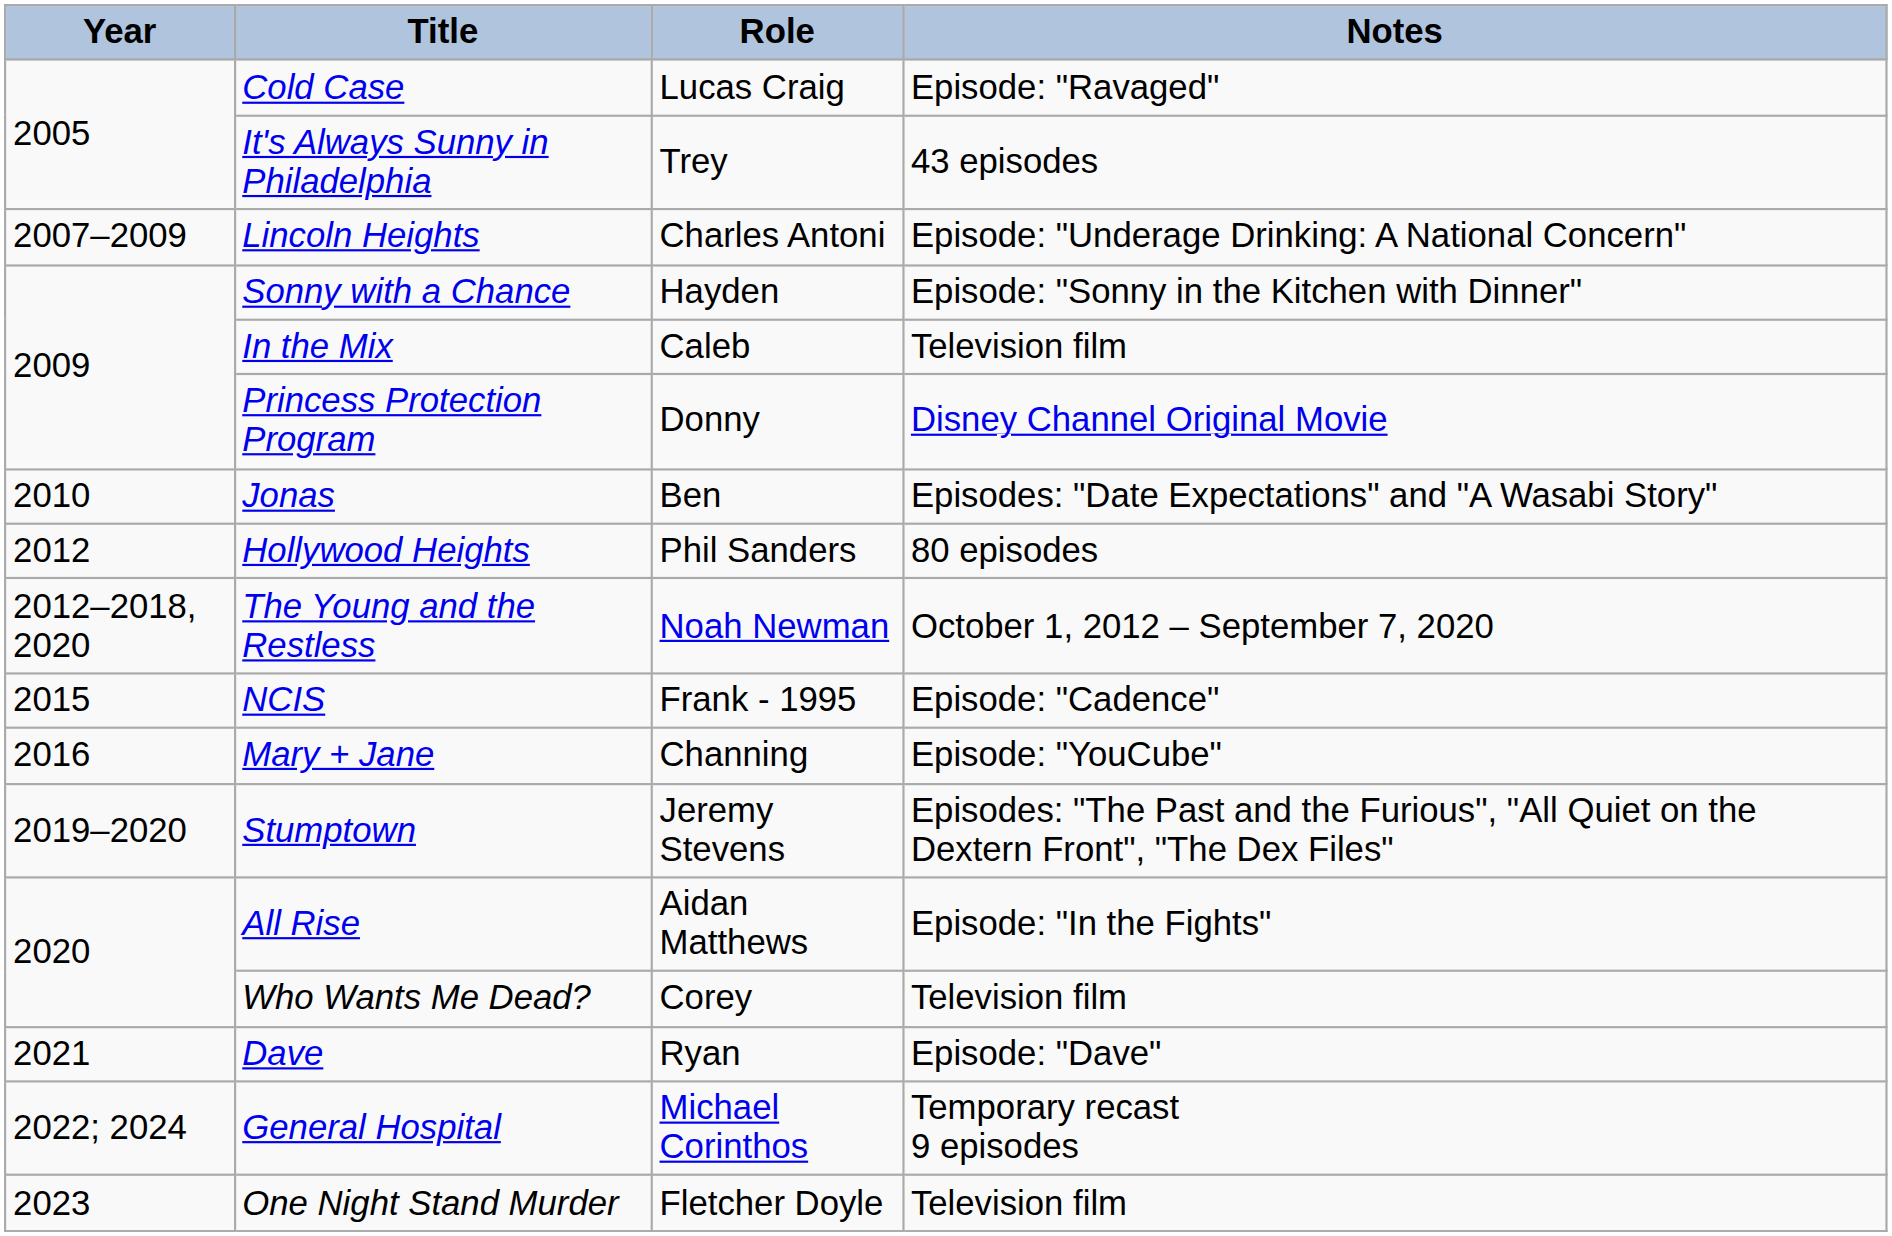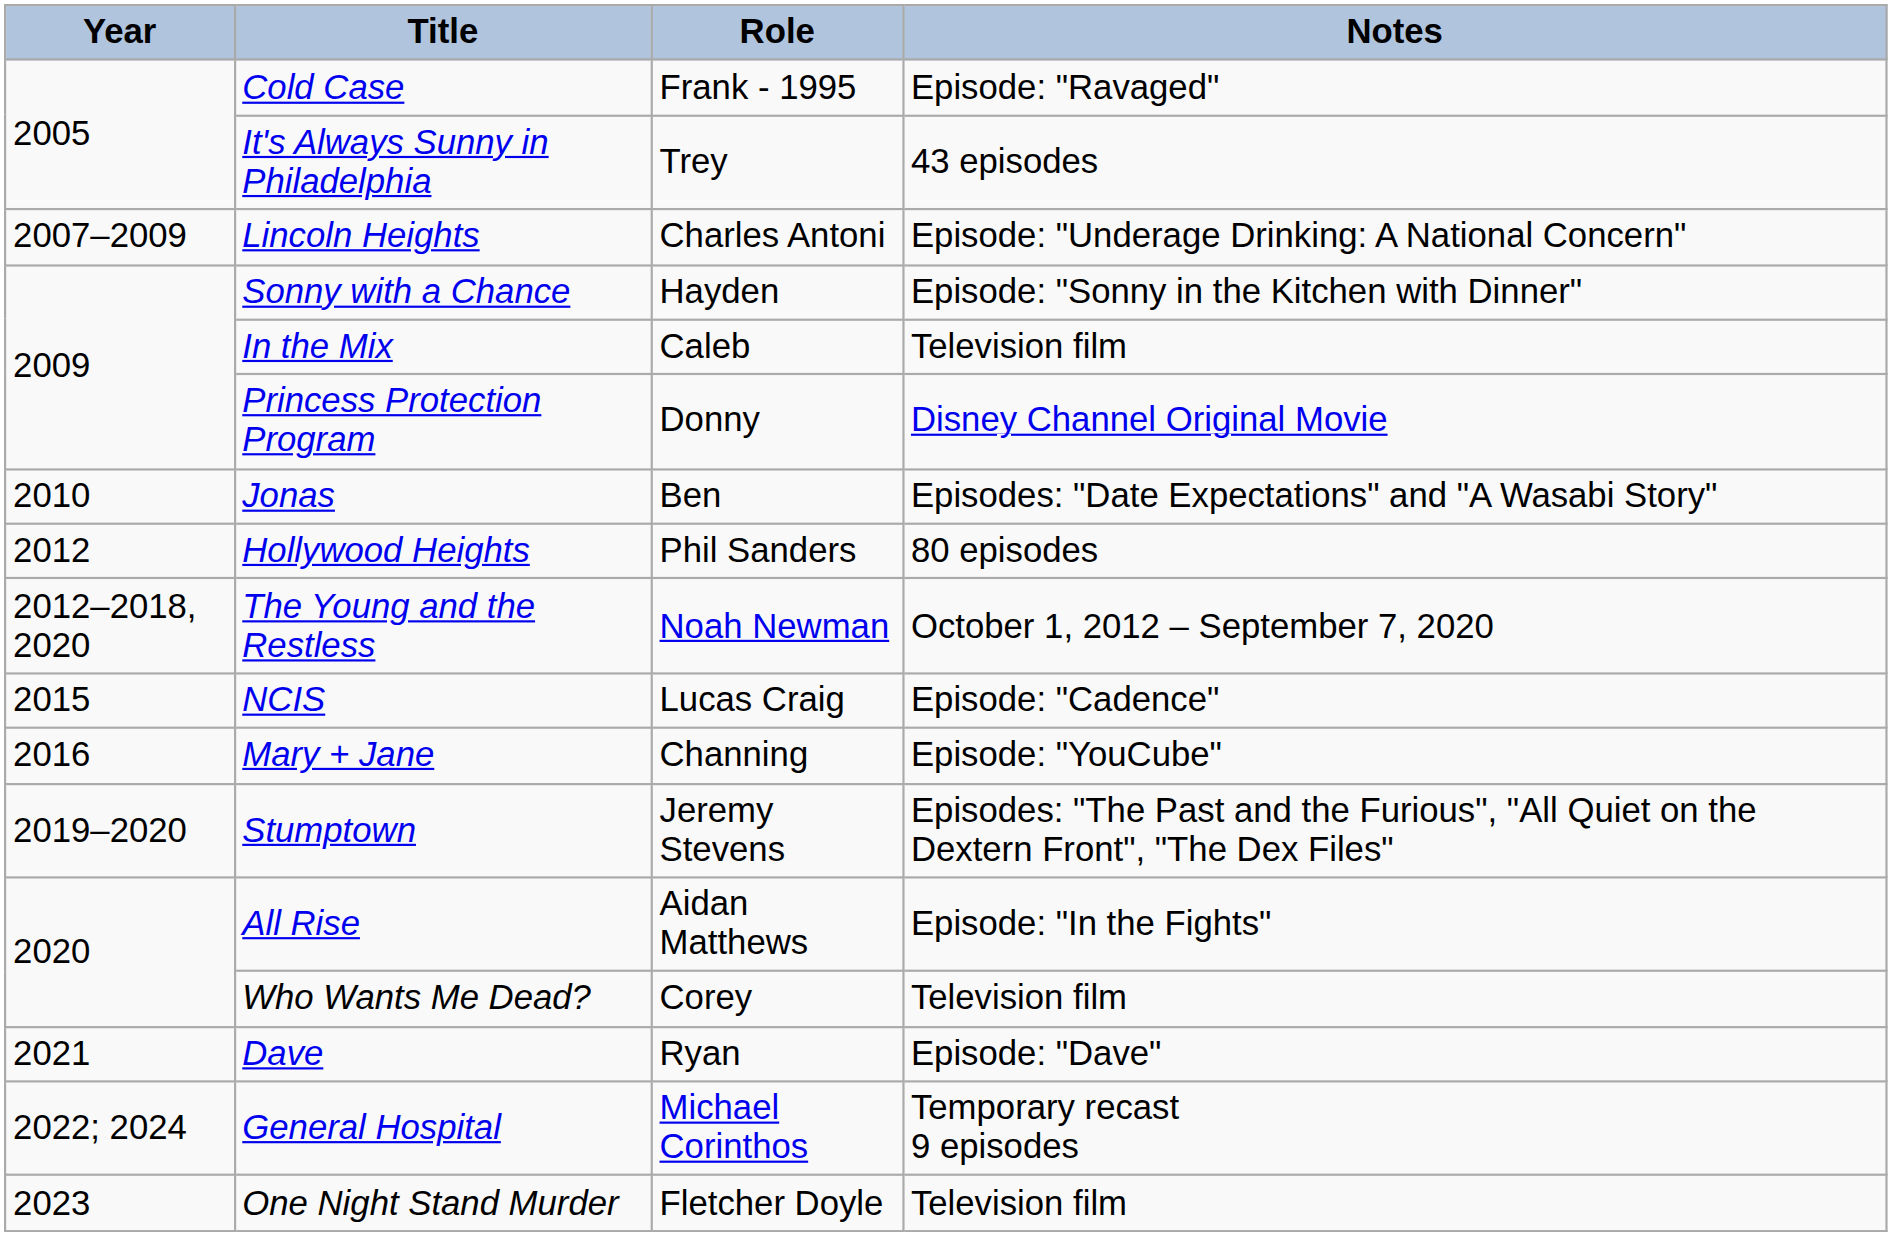(752, 87) Lucas Craig -> (758, 87) Frank - 1995
(758, 699) Frank - 1995 -> (752, 699) Lucas Craig
